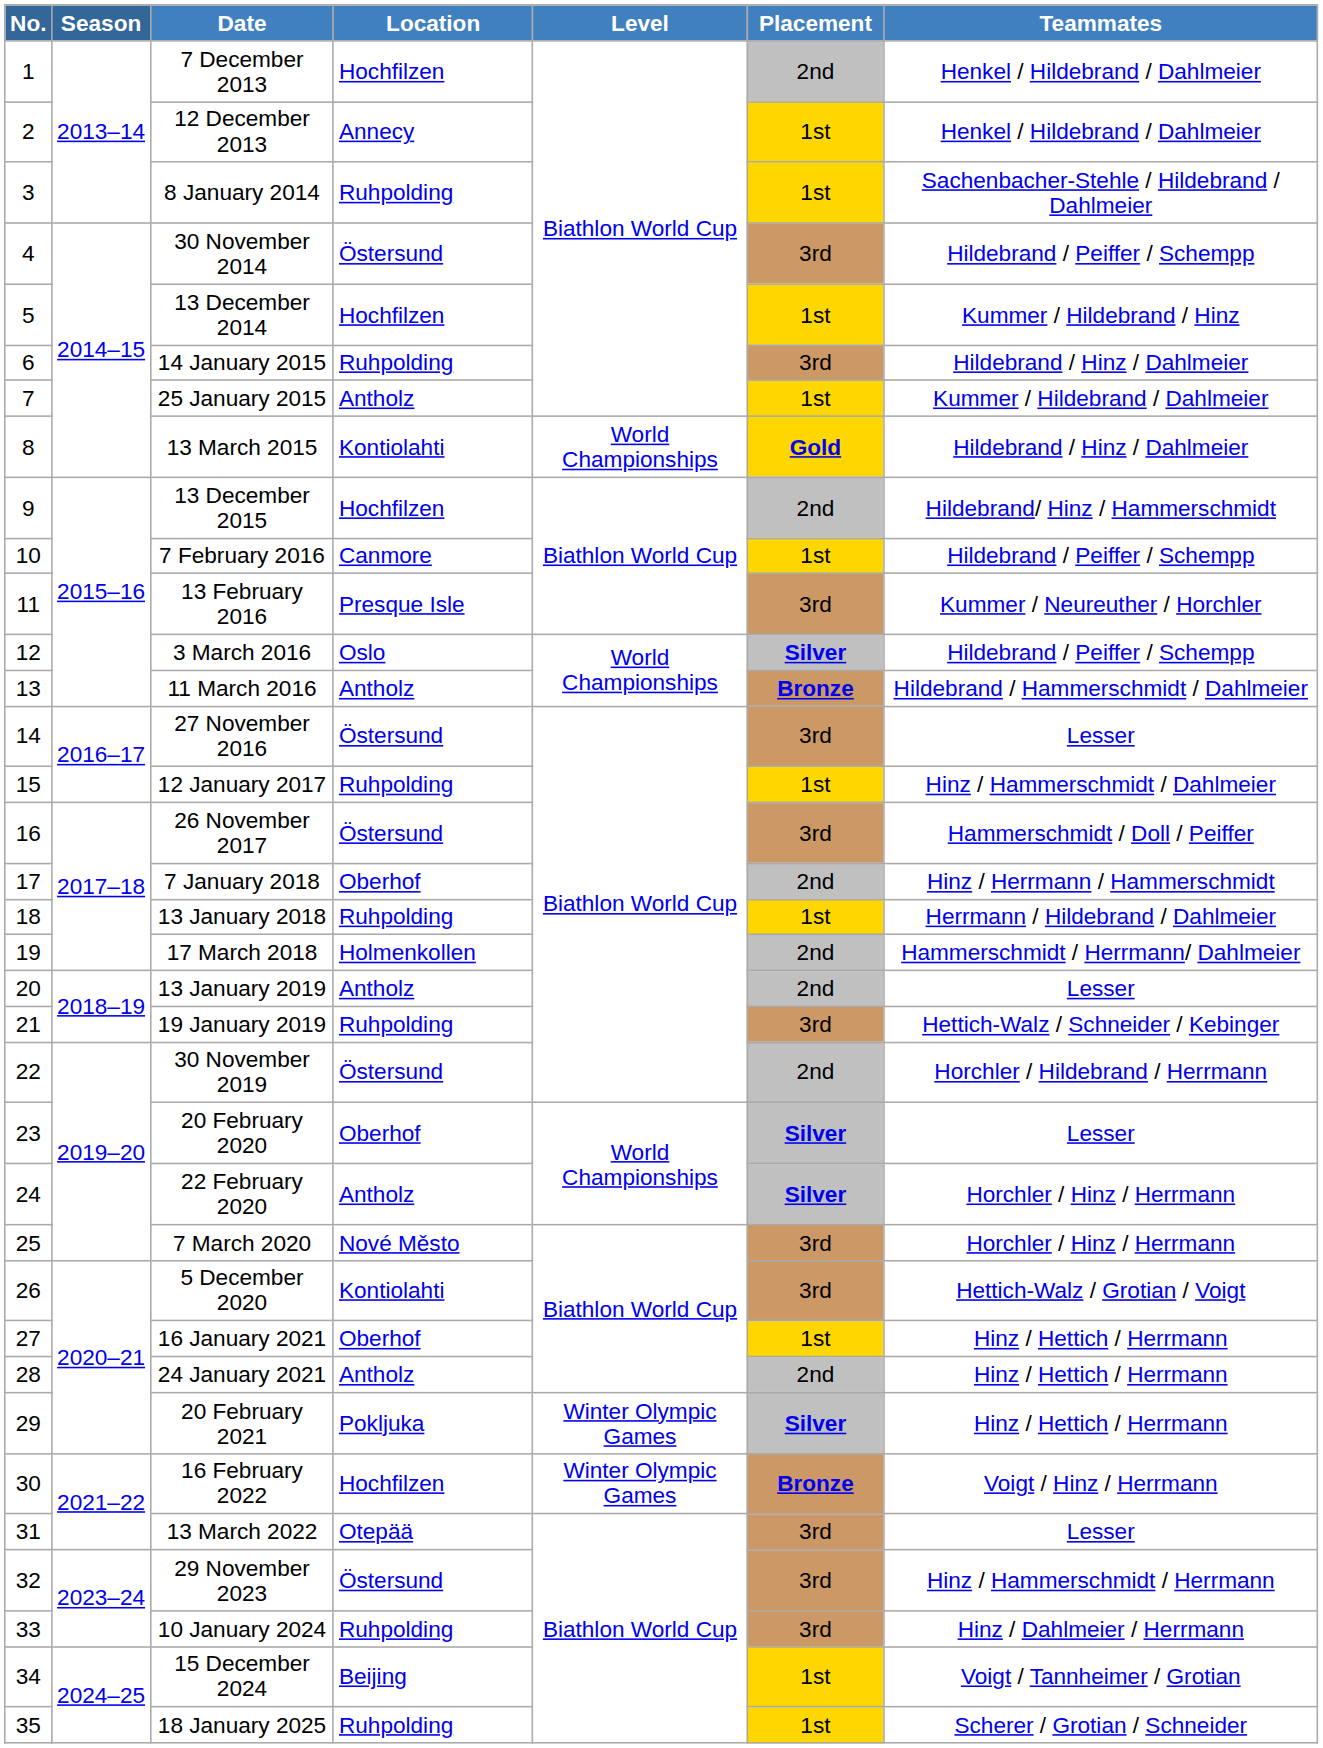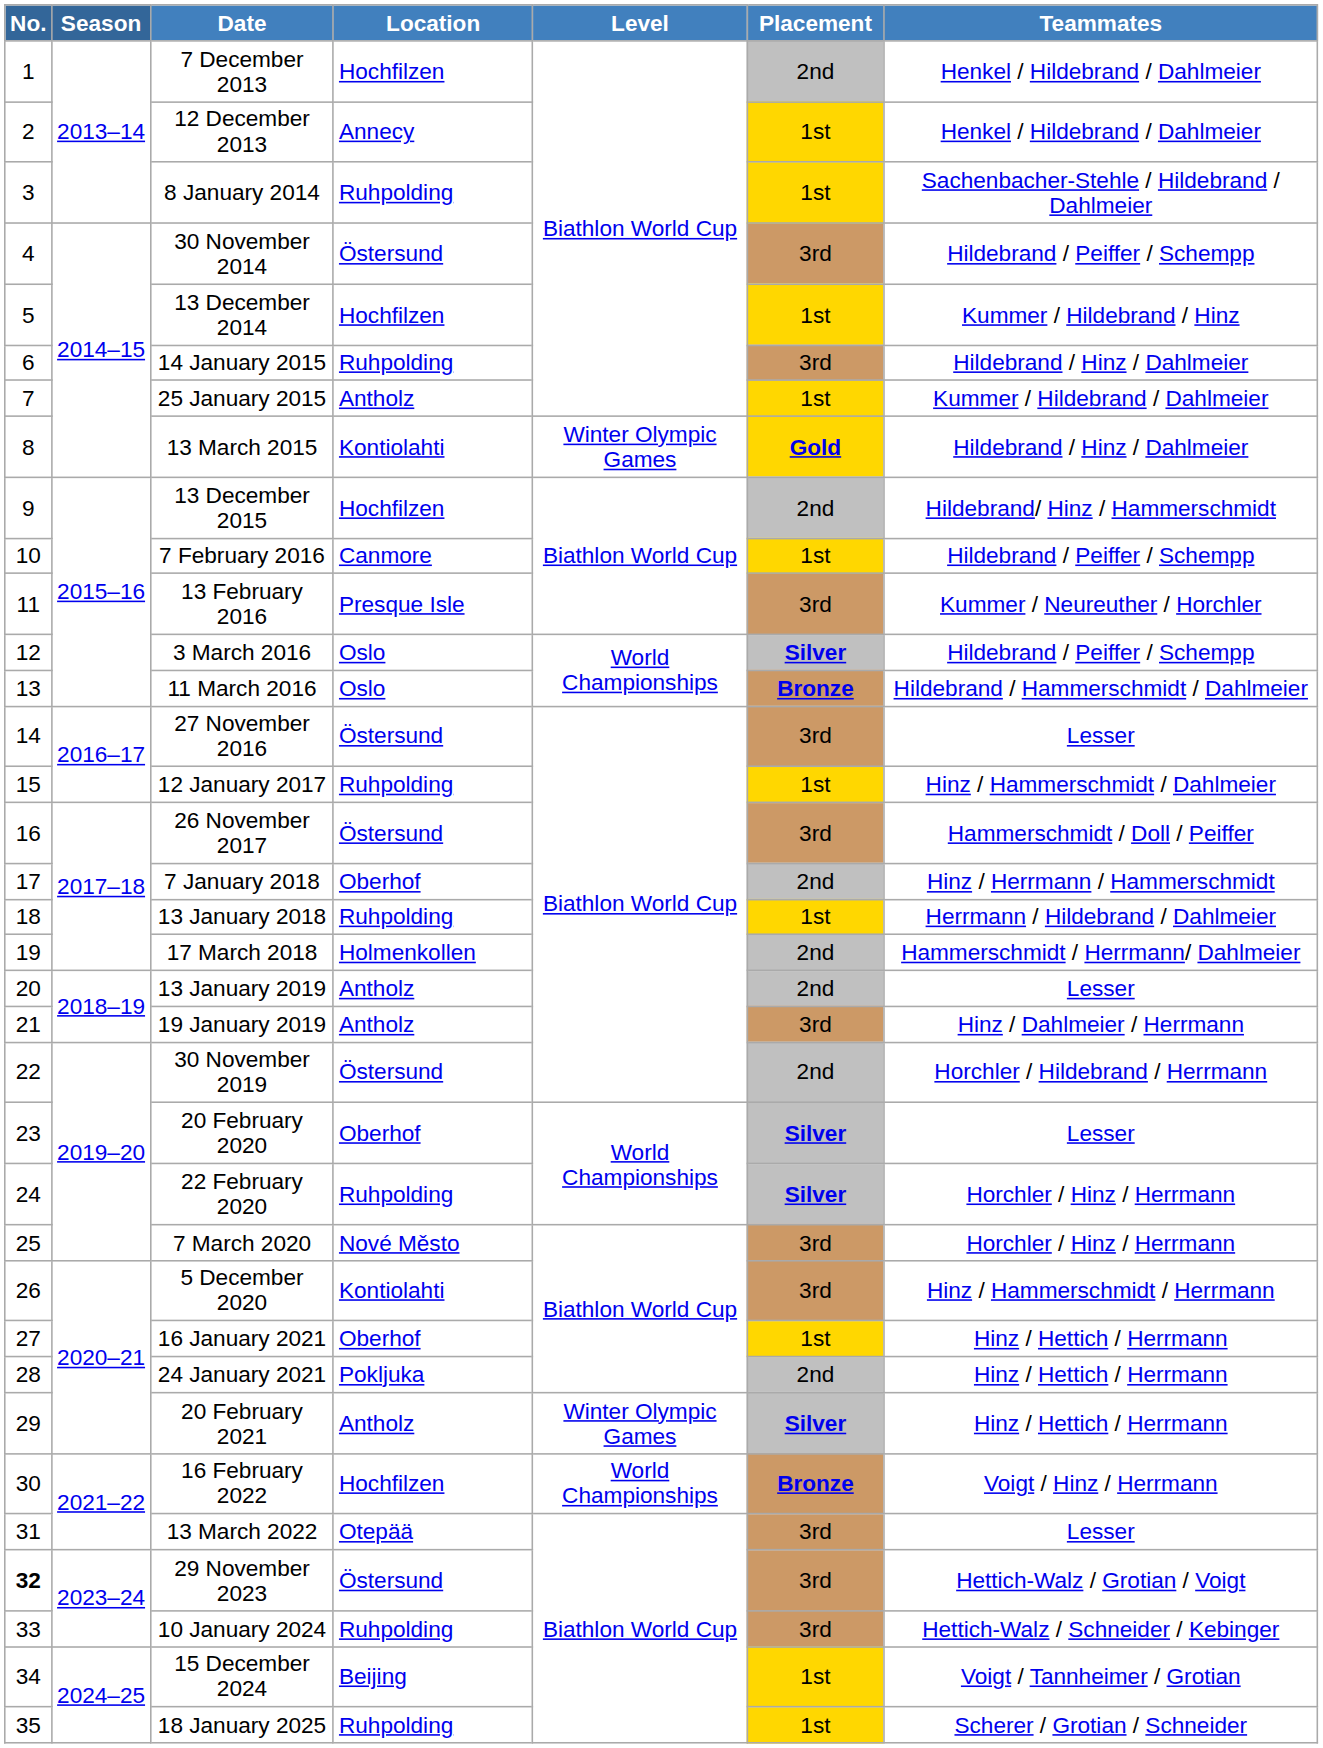(640, 447) World Championships -> (640, 447) Winter Olympic Games
(377, 688) Antholz -> (362, 688) Oslo
(396, 1024) Ruhpolding -> (377, 1024) Antholz
(1101, 1024) Hettich-Walz / Schneider / Kebinger -> (1101, 1024) Hinz / Dahlmeier / Herrmann
(377, 1194) Antholz -> (396, 1194) Ruhpolding
(1101, 1291) Hettich-Walz / Grotian / Voigt -> (1101, 1291) Hinz / Hammerschmidt / Herrmann
(377, 1375) Antholz -> (382, 1375) Pokljuka
(382, 1423) Pokljuka -> (377, 1423) Antholz
(640, 1484) Winter Olympic Games -> (640, 1484) World Championships
(28, 1580) normal -> (28, 1580) bold
(1101, 1580) Hinz / Hammerschmidt / Herrmann -> (1101, 1580) Hettich-Walz / Grotian / Voigt
(1101, 1629) Hinz / Dahlmeier / Herrmann -> (1101, 1629) Hettich-Walz / Schneider / Kebinger
